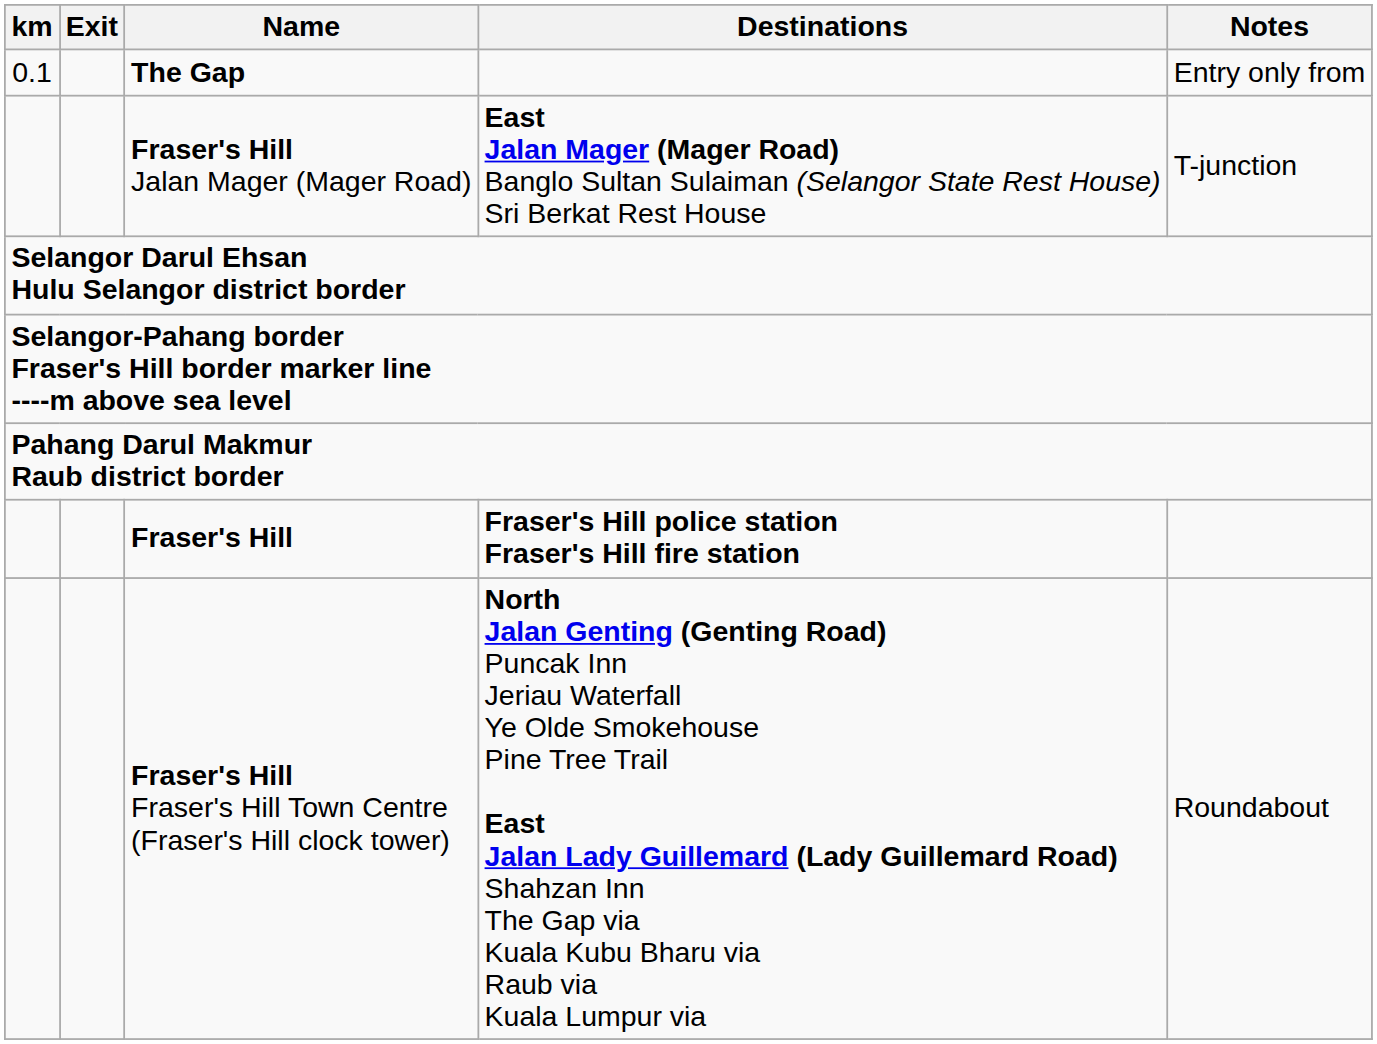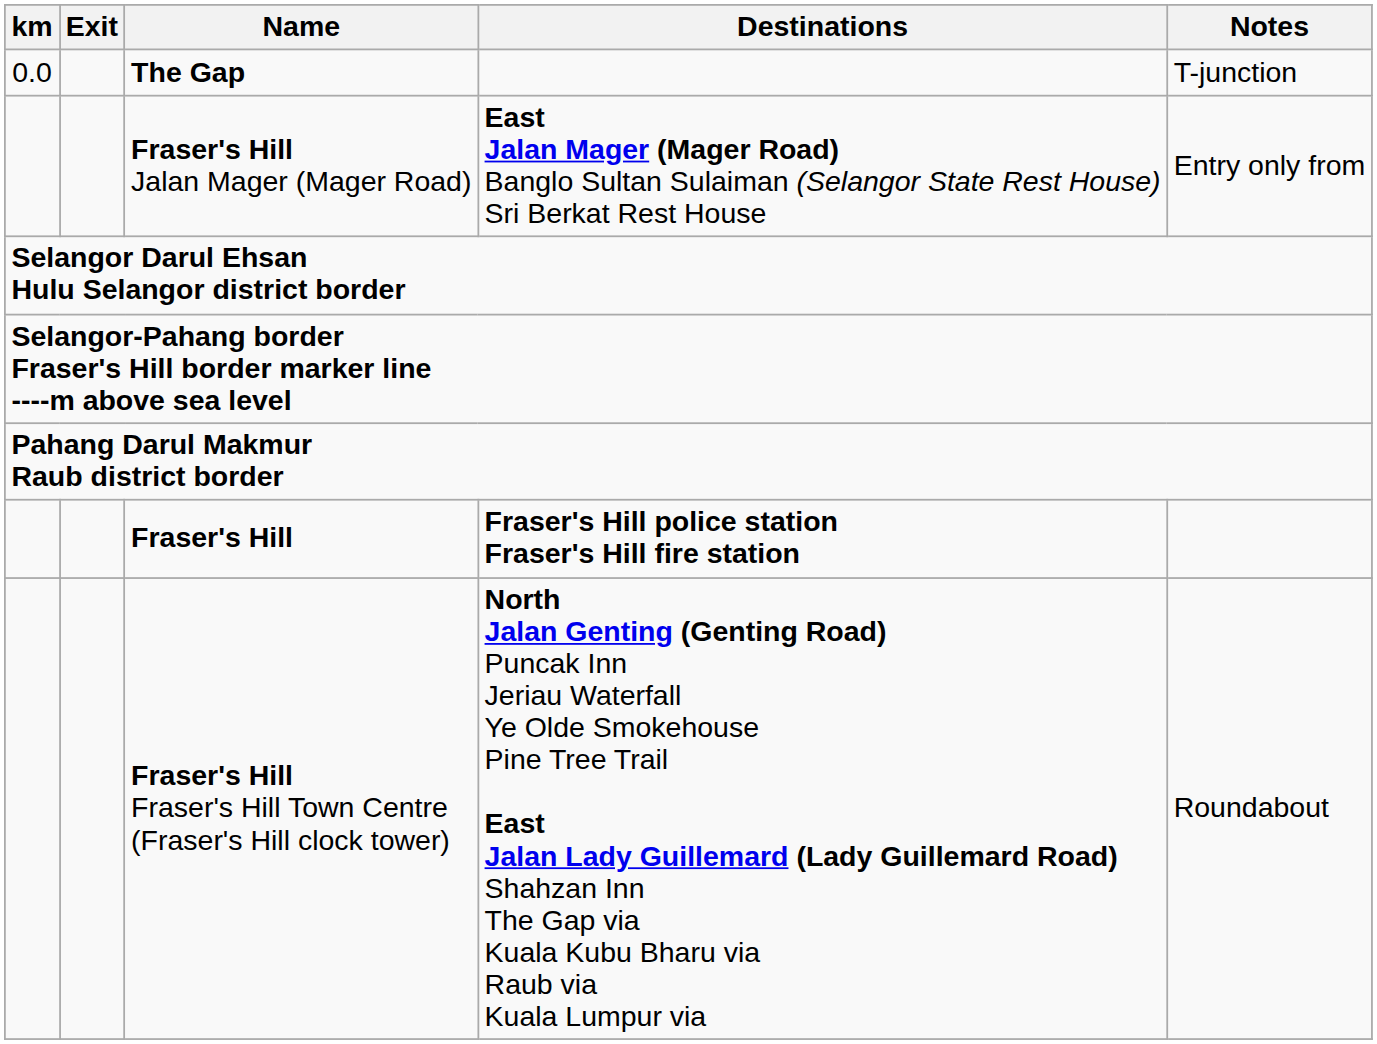(32, 72) 0.1 -> (32, 72) 0.0
(1269, 72) Entry only from -> (1235, 72) T-junction
(1235, 165) T-junction -> (1269, 165) Entry only from
